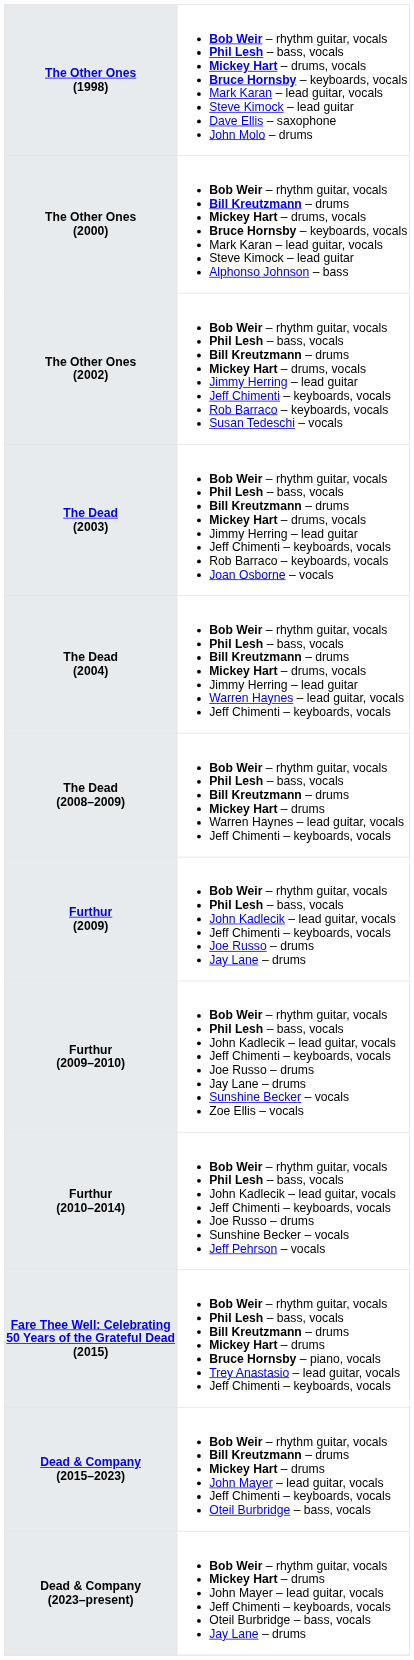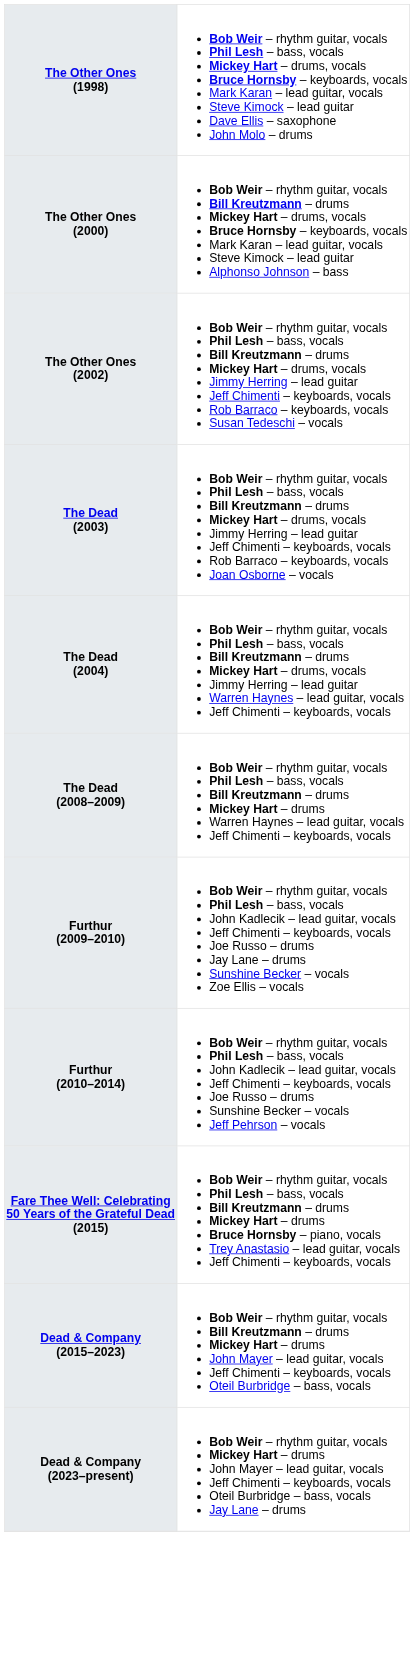- row: (91, 919)
